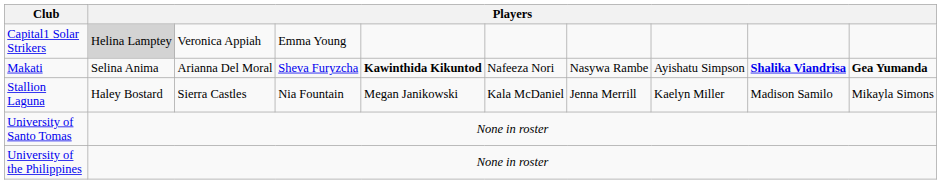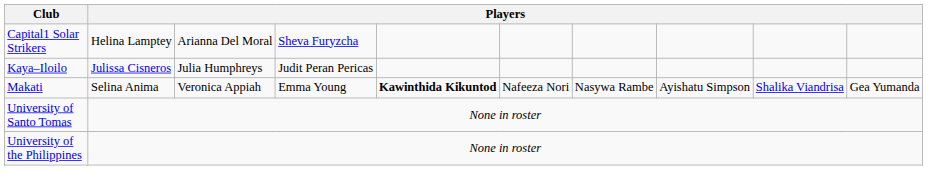(131, 41) lightgrey background -> (131, 41) no background
(219, 41) Veronica Appiah -> (225, 41) Arianna Del Moral
(312, 41) Emma Young -> (318, 41) Sheva Furyzcha
+ row: (37, 68)
(225, 68) Arianna Del Moral -> (219, 87) Veronica Appiah
(318, 68) Sheva Furyzcha -> (312, 87) Emma Young
(798, 68) bold -> (800, 87) normal
(890, 68) bold -> (885, 87) normal
- row: (27, 94)
